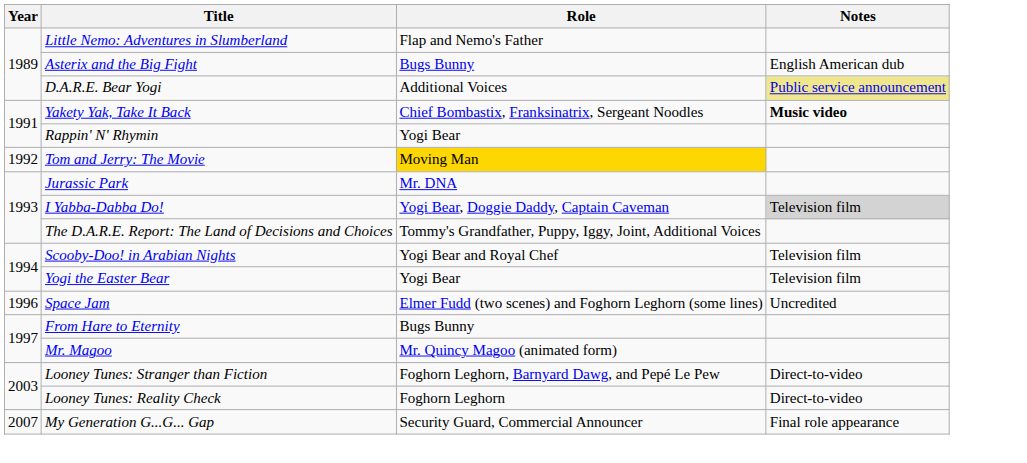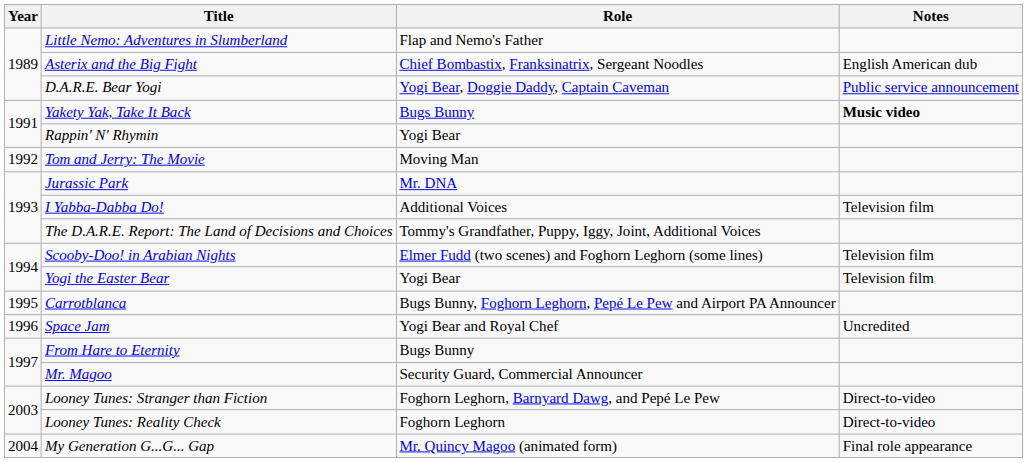(437, 64) Bugs Bunny -> (551, 64) Chief Bombastix, Franksinatrix, Sergeant Noodles
(453, 87) Additional Voices -> (534, 87) Yogi Bear, Doggie Daddy, Captain Caveman
(858, 87) khaki background -> (931, 87) no background
(551, 111) Chief Bombastix, Franksinatrix, Sergeant Noodles -> (437, 111) Bugs Bunny
(439, 159) gold background -> (439, 159) no background
(534, 207) Yogi Bear, Doggie Daddy, Captain Caveman -> (453, 207) Additional Voices
(815, 207) lightgrey background -> (888, 207) no background
(479, 254) Yogi Bear and Royal Chef -> (581, 254) Elmer Fudd (two scenes) and Foghorn Leghorn (some lines)
+ row: (86, 302)
(581, 302) Elmer Fudd (two scenes) and Foghorn Leghorn (some lines) -> (479, 326) Yogi Bear and Royal Chef
(508, 350) Mr. Quincy Magoo (animated form) -> (521, 374) Security Guard, Commercial Announcer
(23, 421) 2007 -> (23, 445) 2004
(521, 421) Security Guard, Commercial Announcer -> (508, 445) Mr. Quincy Magoo (animated form)
